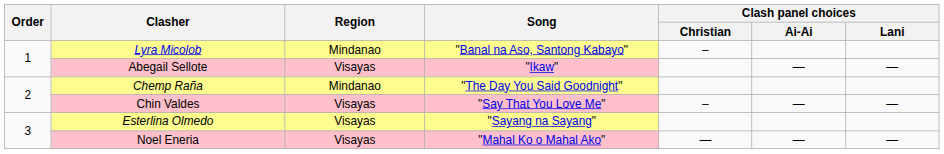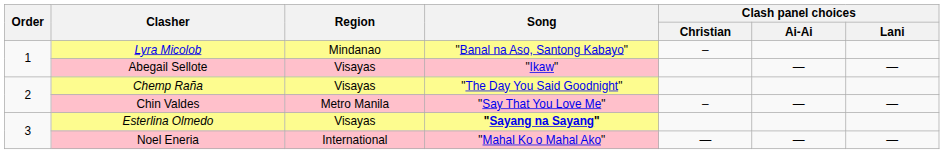(355, 86) Mindanao -> (355, 86) Visayas
(355, 104) Visayas -> (355, 104) Metro Manila
(542, 122) normal -> (542, 122) bold
(355, 140) Visayas -> (355, 140) International
